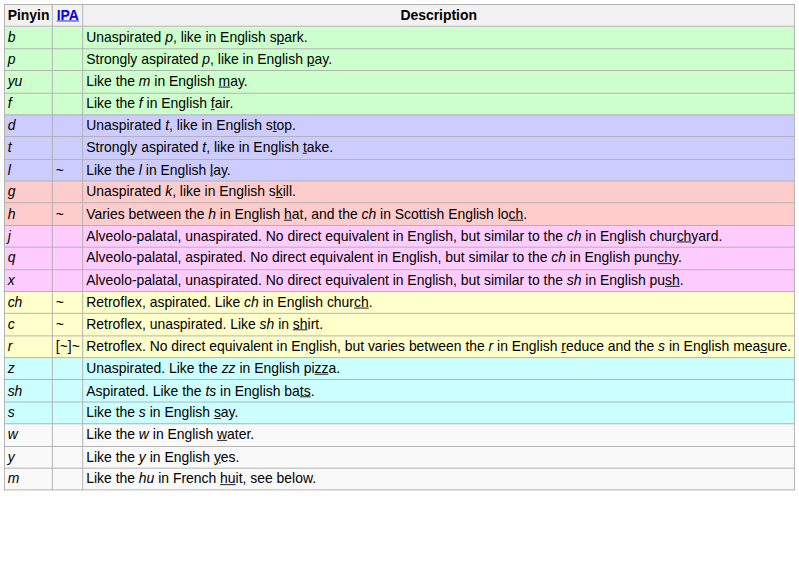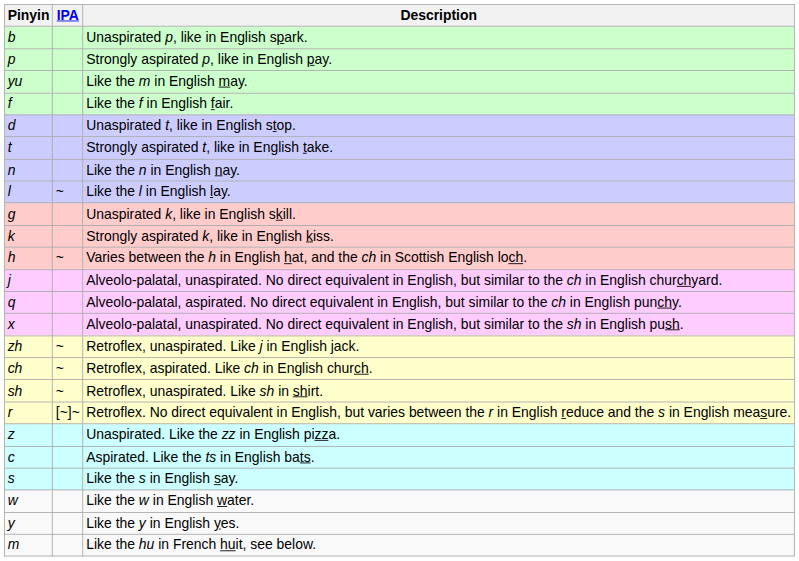+ row: (163, 170)
+ row: (210, 236)
+ row: (223, 346)
(11, 324) c -> (15, 390) sh
(15, 390) sh -> (11, 457) c
